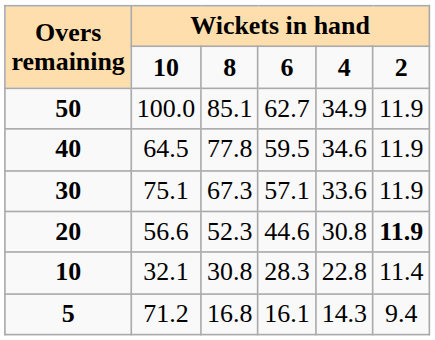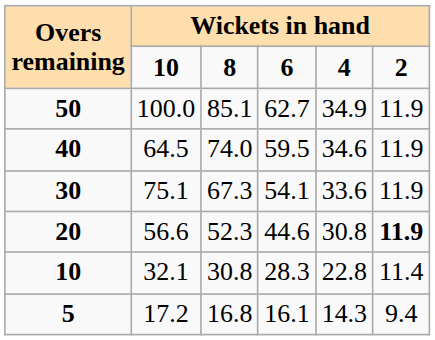(230, 149) 77.8 -> (230, 149) 74.0
(287, 190) 57.1 -> (287, 190) 54.1
(166, 313) 71.2 -> (166, 313) 17.2
